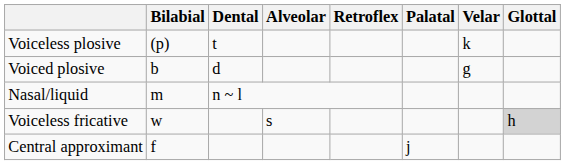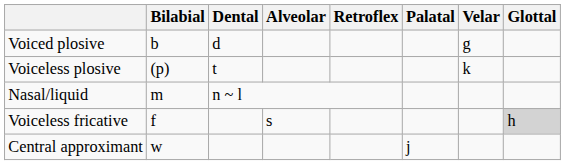rows swapped: (65, 43) <-> (56, 69)
(156, 120) w -> (153, 120) f
(153, 146) f -> (156, 146) w
